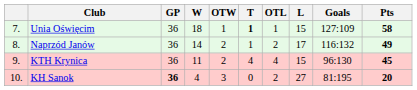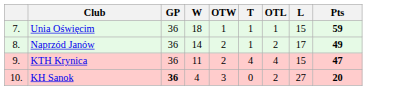- column: (338, 12)
(251, 28) bold -> (251, 28) normal
(387, 28) 58 -> (338, 28) 59
(387, 61) 45 -> (338, 61) 47
